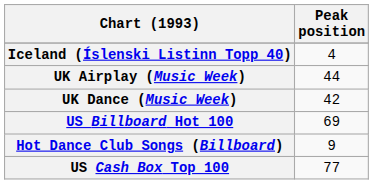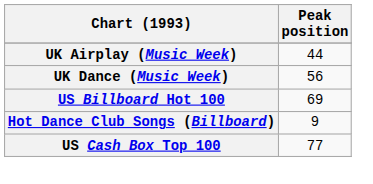- row: (150, 55)
(332, 100) 42 -> (315, 77) 56
